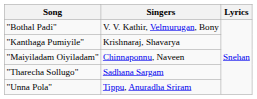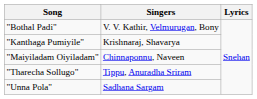(133, 72) Sadhana Sargam -> (147, 72) Tippu, Anuradha Sriram
(147, 87) Tippu, Anuradha Sriram -> (133, 87) Sadhana Sargam
